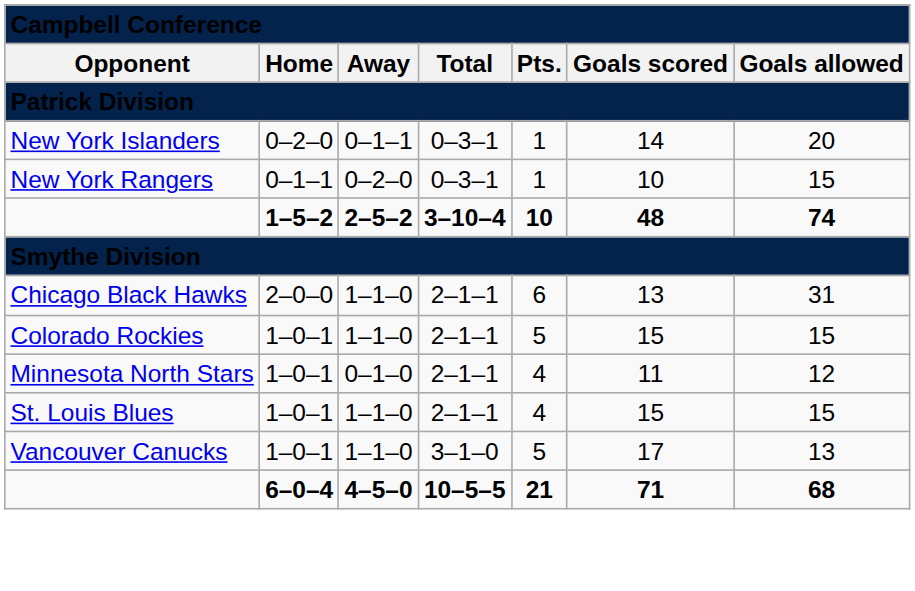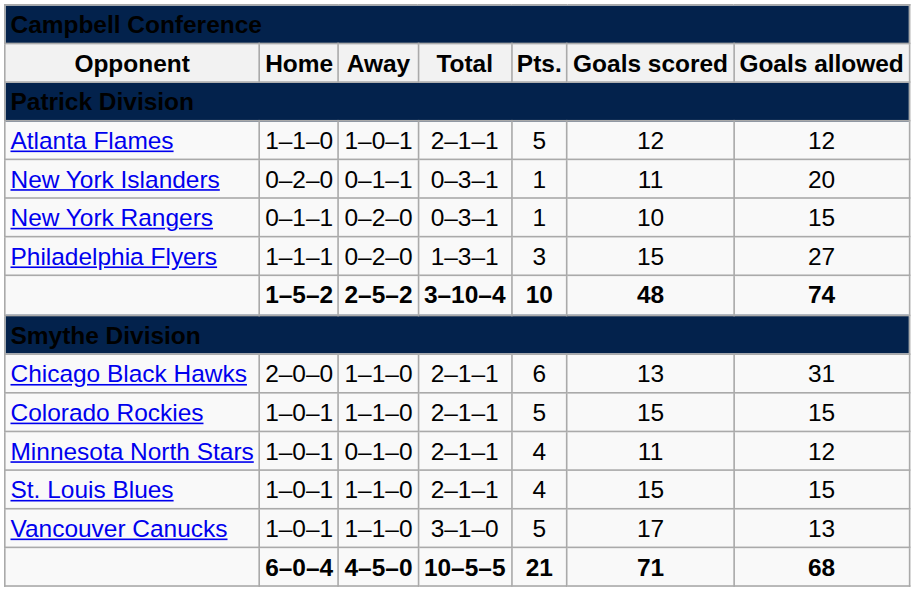+ row: (92, 141)
(651, 141) 14 -> (651, 179) 11
+ row: (114, 257)
